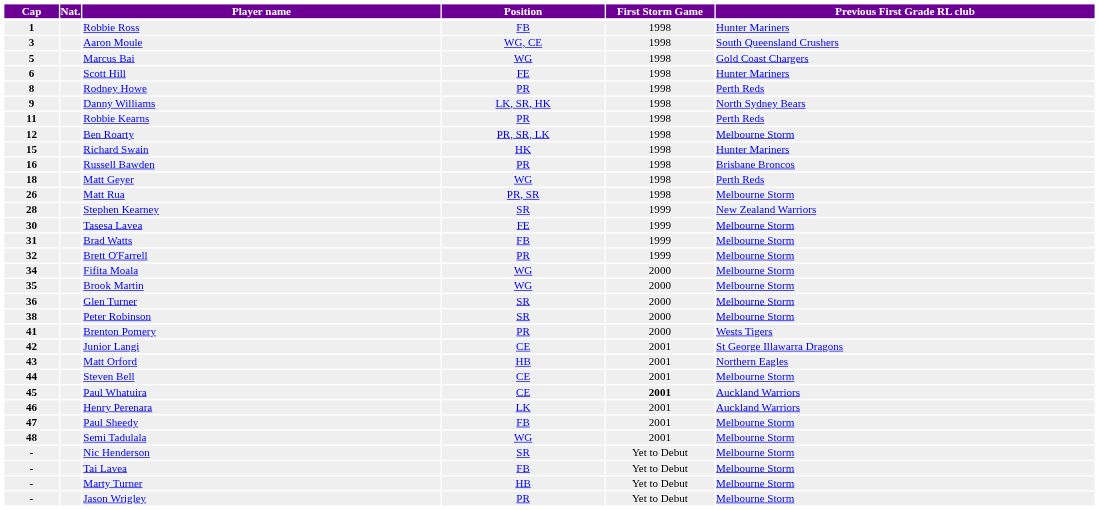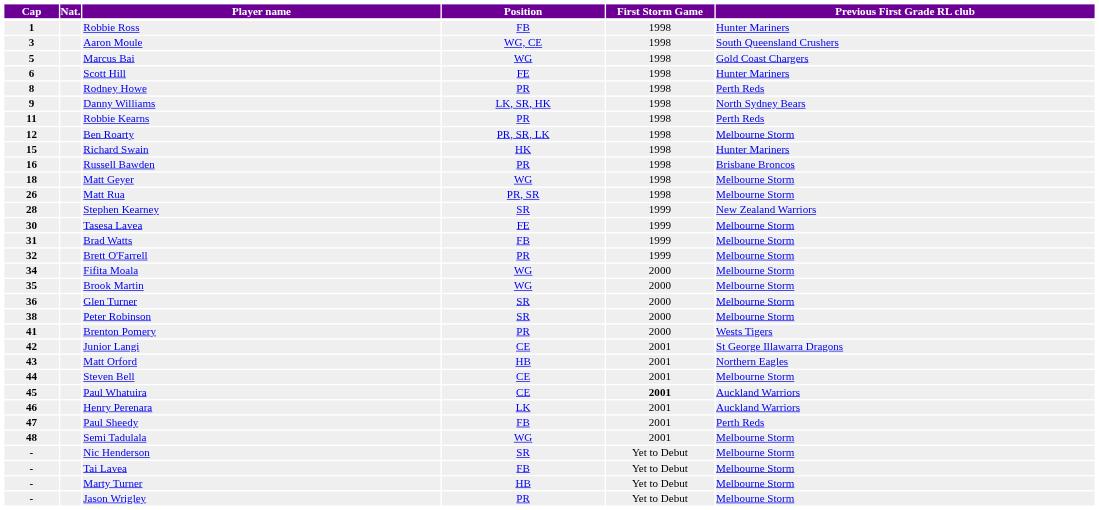(740, 179) Perth Reds -> (755, 179) Melbourne Storm
(755, 422) Melbourne Storm -> (740, 422) Perth Reds
